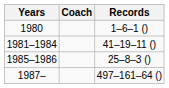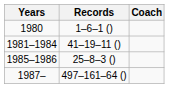columns swapped: (77, 12) <-> (129, 12)
